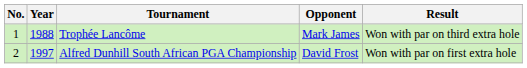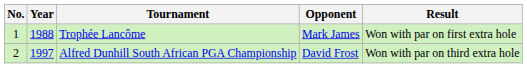(442, 34) Won with par on third extra hole -> (441, 34) Won with par on first extra hole
(441, 53) Won with par on first extra hole -> (442, 53) Won with par on third extra hole
